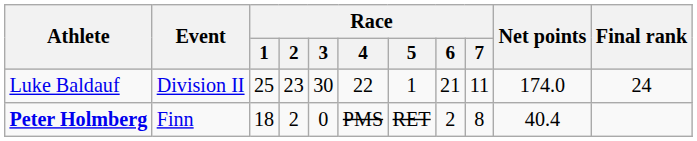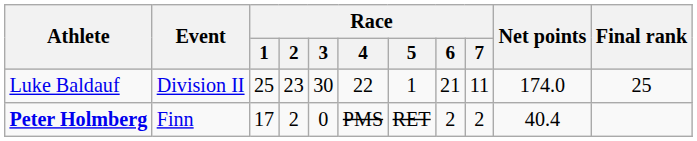(641, 86) 24 -> (641, 86) 25
(264, 119) 18 -> (264, 119) 17
(479, 119) 8 -> (479, 119) 2
